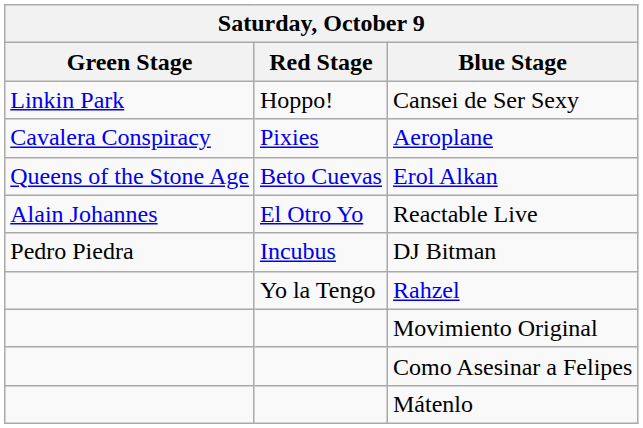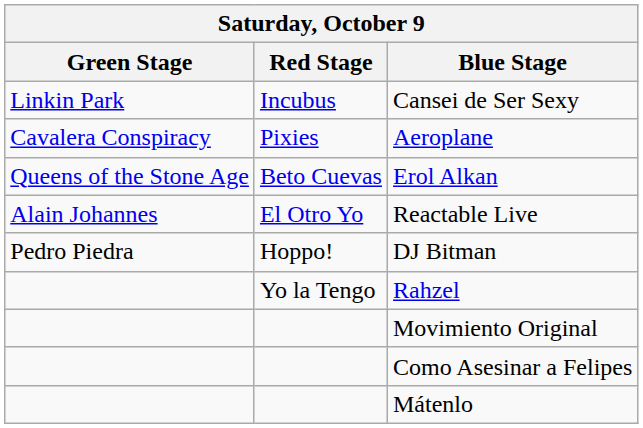(297, 99) Hoppo! -> (298, 99) Incubus
(298, 251) Incubus -> (297, 251) Hoppo!
